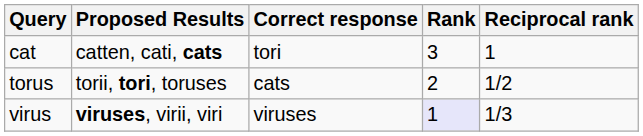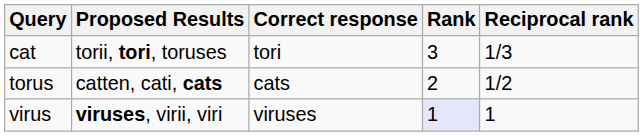(149, 51) catten, cati, cats -> (151, 51) torii, tori, toruses
(490, 51) 1 -> (498, 51) 1/3
(151, 83) torii, tori, toruses -> (149, 83) catten, cati, cats
(498, 114) 1/3 -> (490, 114) 1
